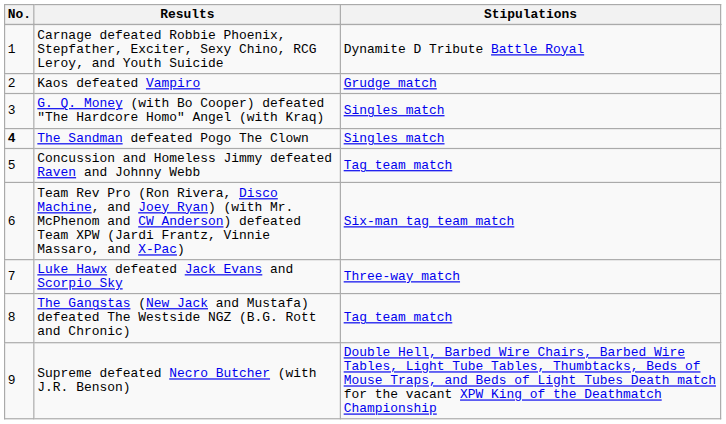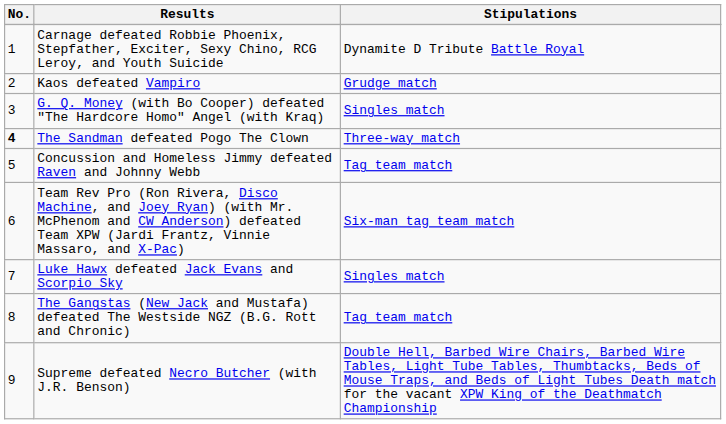(394, 138) Singles match -> (402, 138) Three-way match
(402, 277) Three-way match -> (394, 277) Singles match
